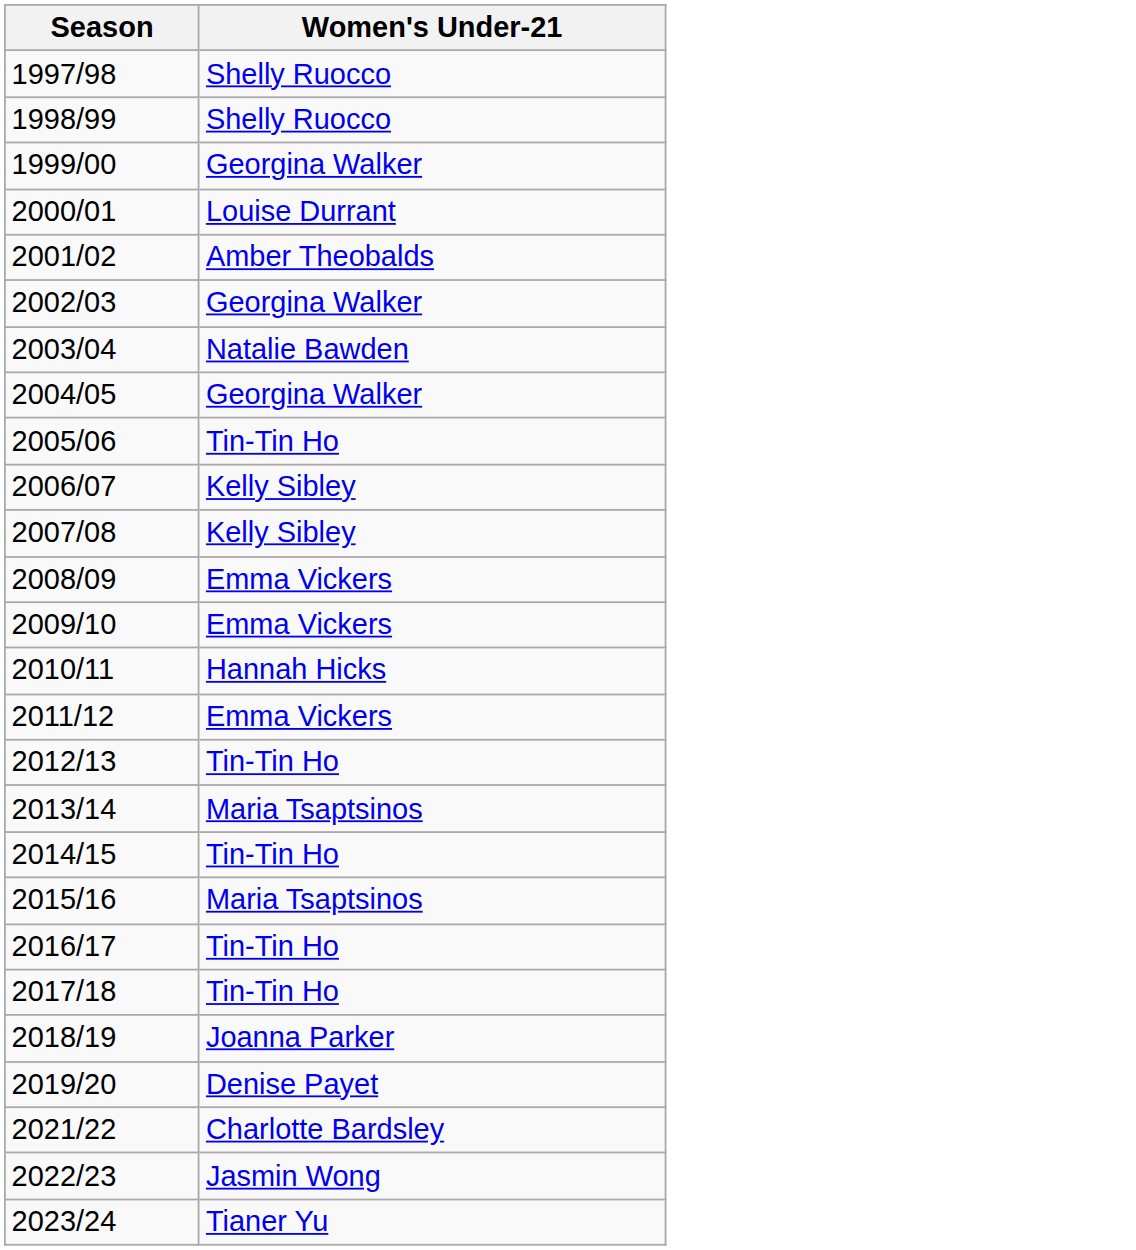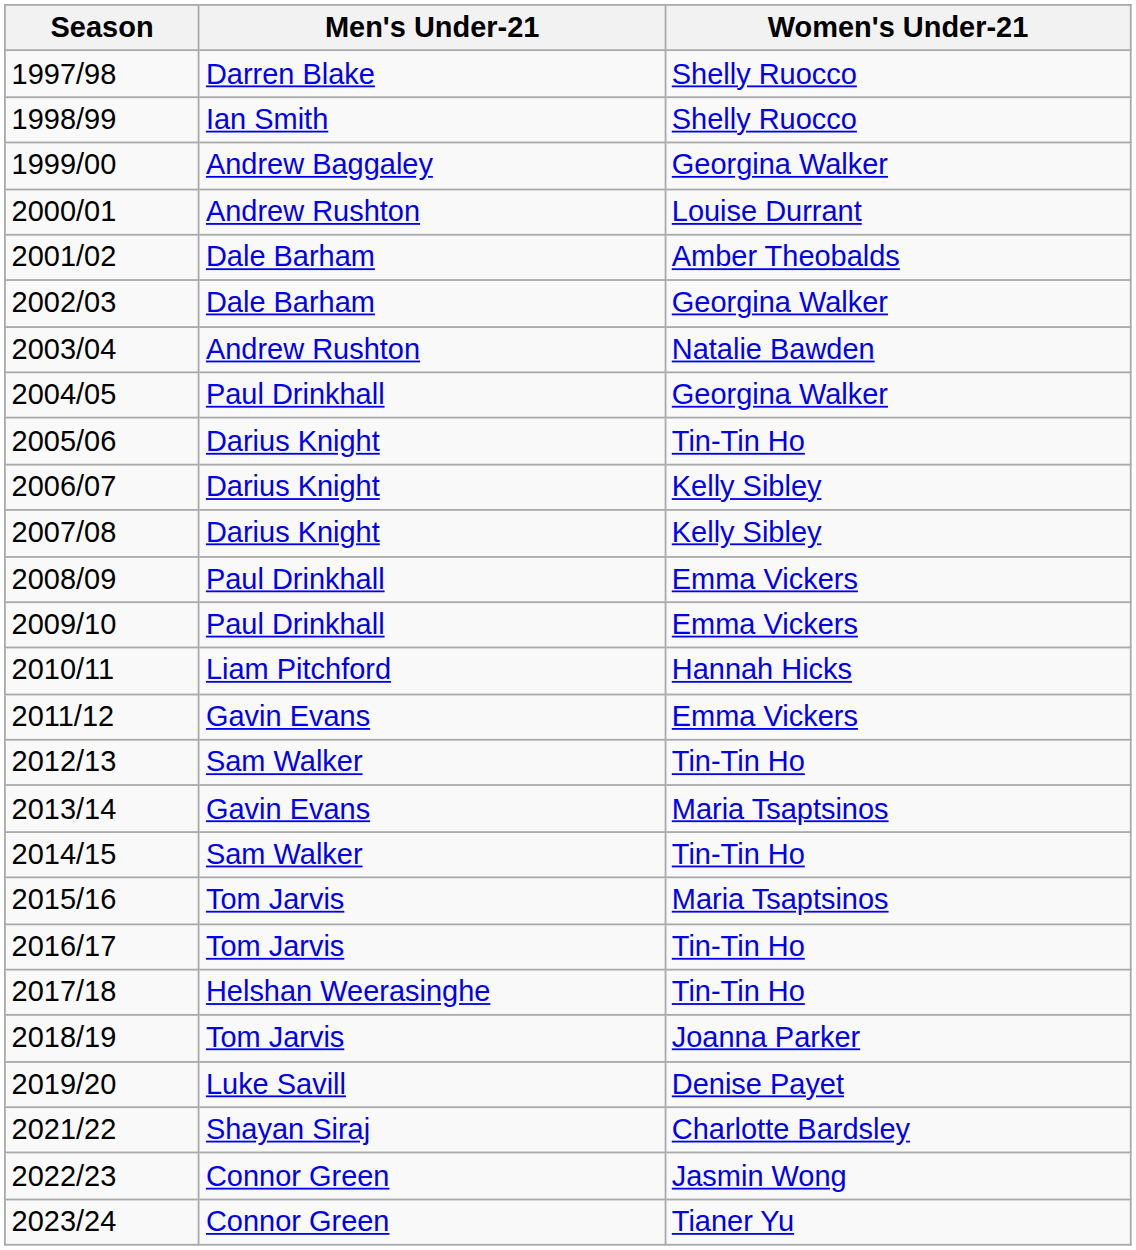+ column: (432, 27)
